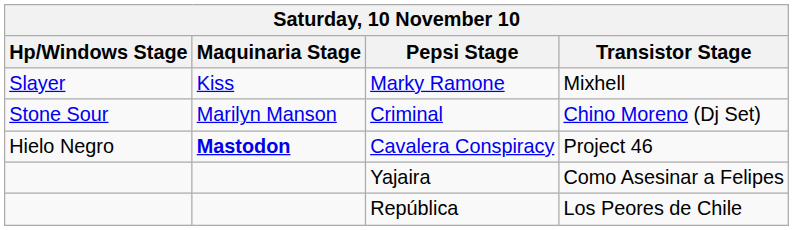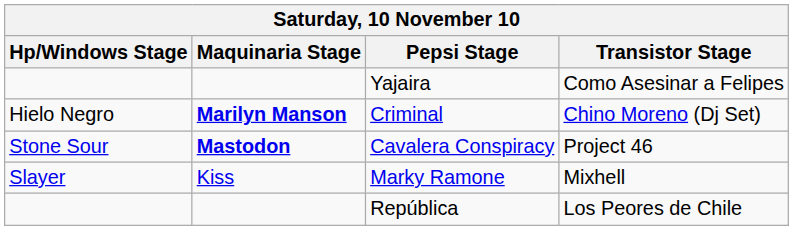rows swapped: (437, 83) <-> (400, 177)
(59, 114) Stone Sour -> (62, 114) Hielo Negro
(267, 114) normal -> (272, 114) bold
(62, 146) Hielo Negro -> (59, 146) Stone Sour
